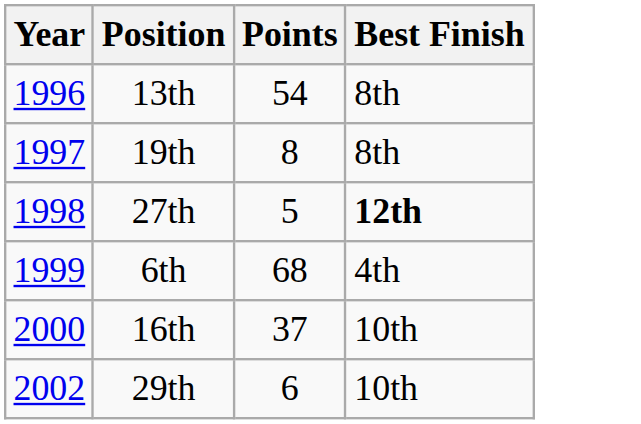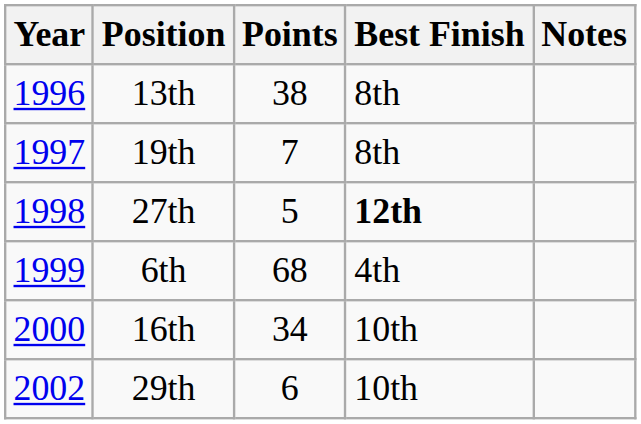+ column: (584, 34)
(290, 93) 54 -> (290, 93) 38
(290, 152) 8 -> (290, 152) 7
(290, 329) 37 -> (290, 329) 34
